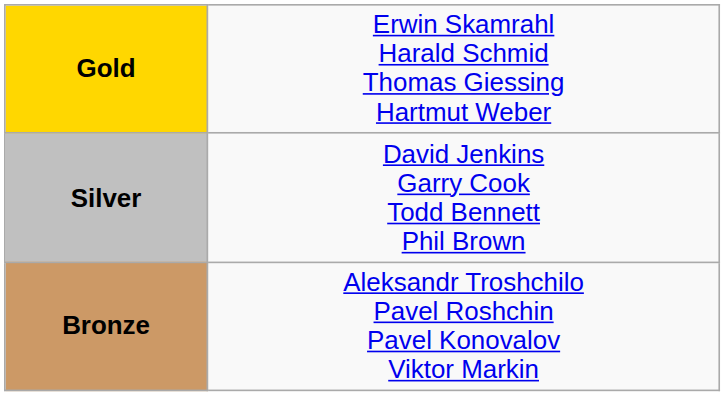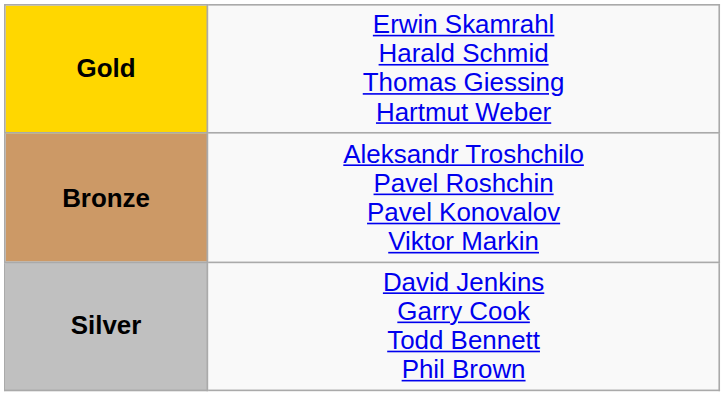rows swapped: (106, 197) <-> (106, 325)
